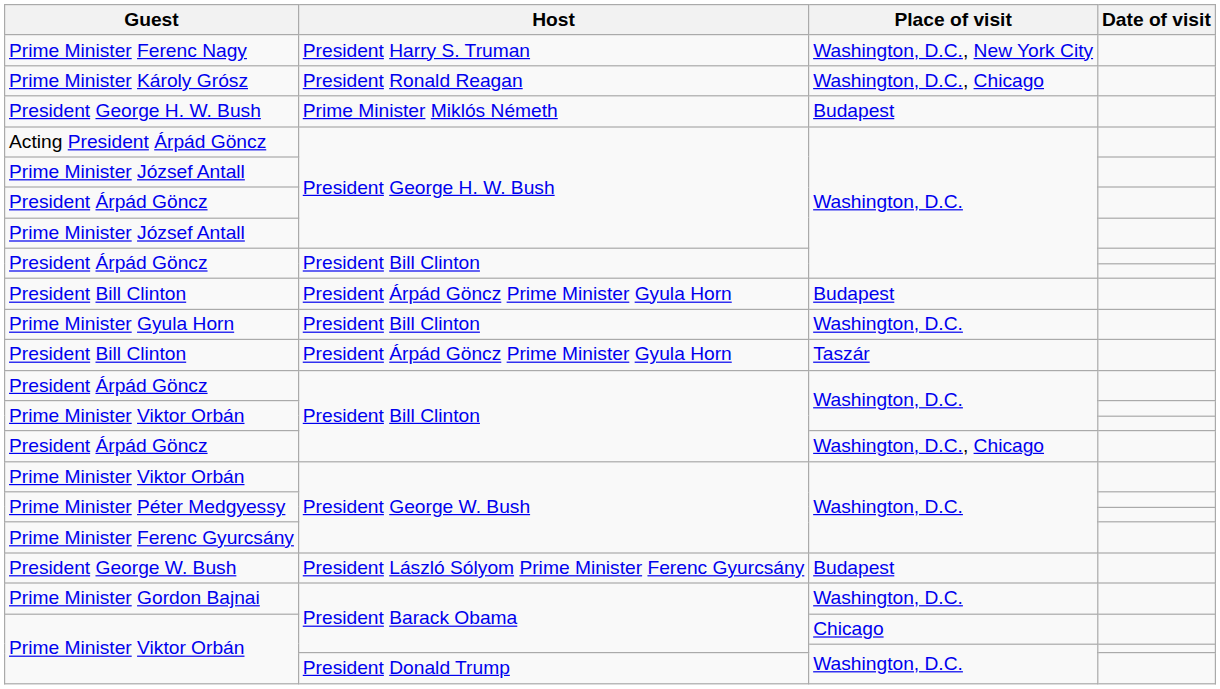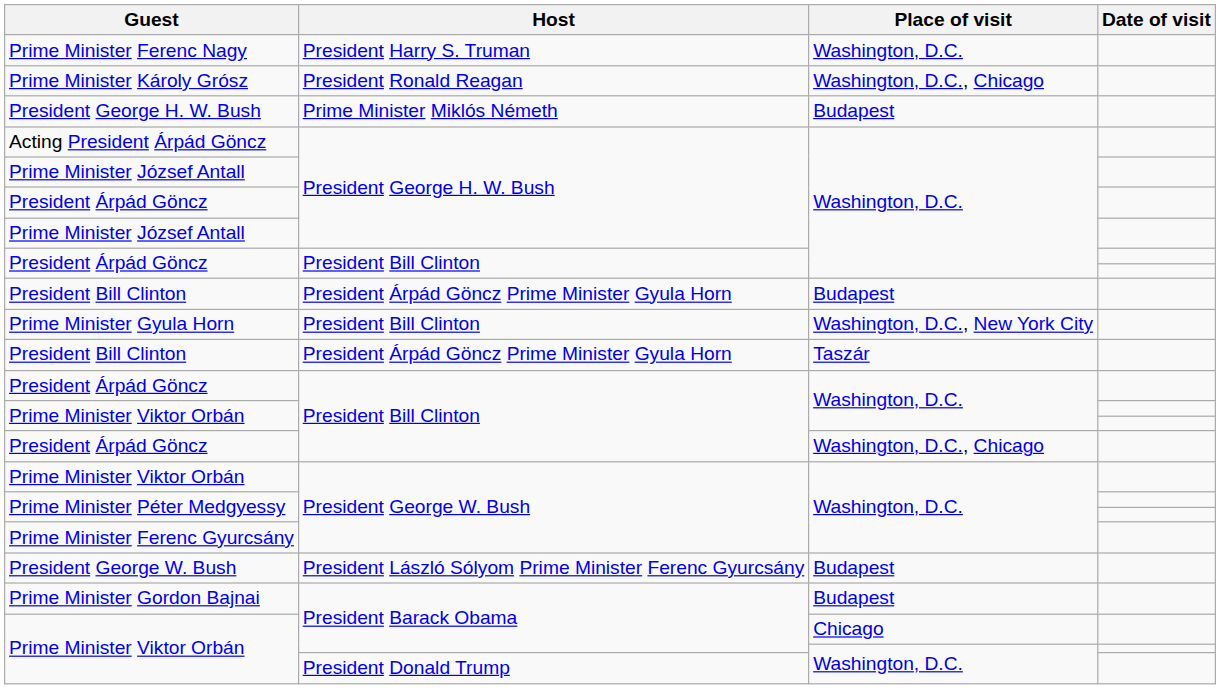(953, 50) Washington, D.C., New York City -> (888, 50) Washington, D.C.
(888, 324) Washington, D.C. -> (953, 324) Washington, D.C., New York City
(888, 598) Washington, D.C. -> (854, 598) Budapest
